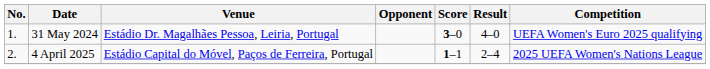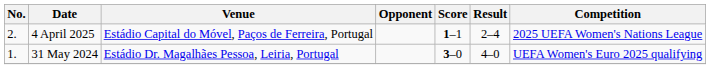rows swapped: (65, 34) <-> (63, 53)
